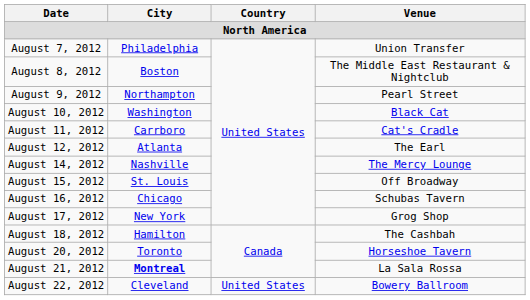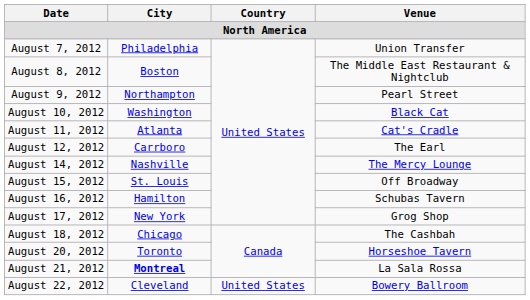(160, 130) Carrboro -> (160, 130) Atlanta
(160, 147) Atlanta -> (160, 147) Carrboro
(160, 199) Chicago -> (160, 199) Hamilton
(160, 234) Hamilton -> (160, 234) Chicago
